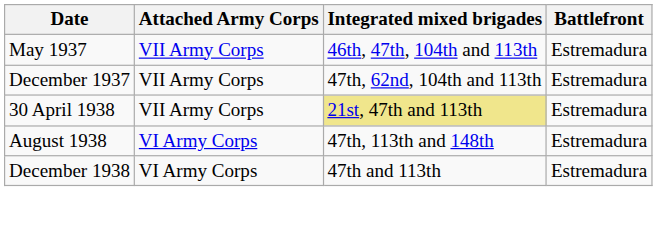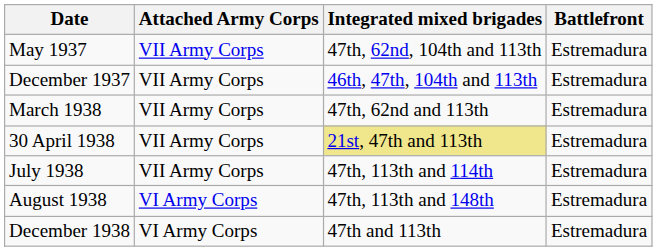(432, 49) 46th, 47th, 104th and 113th -> (434, 49) 47th, 62nd, 104th and 113th
(434, 79) 47th, 62nd, 104th and 113th -> (432, 79) 46th, 47th, 104th and 113th
+ row: (55, 110)
+ row: (46, 170)
